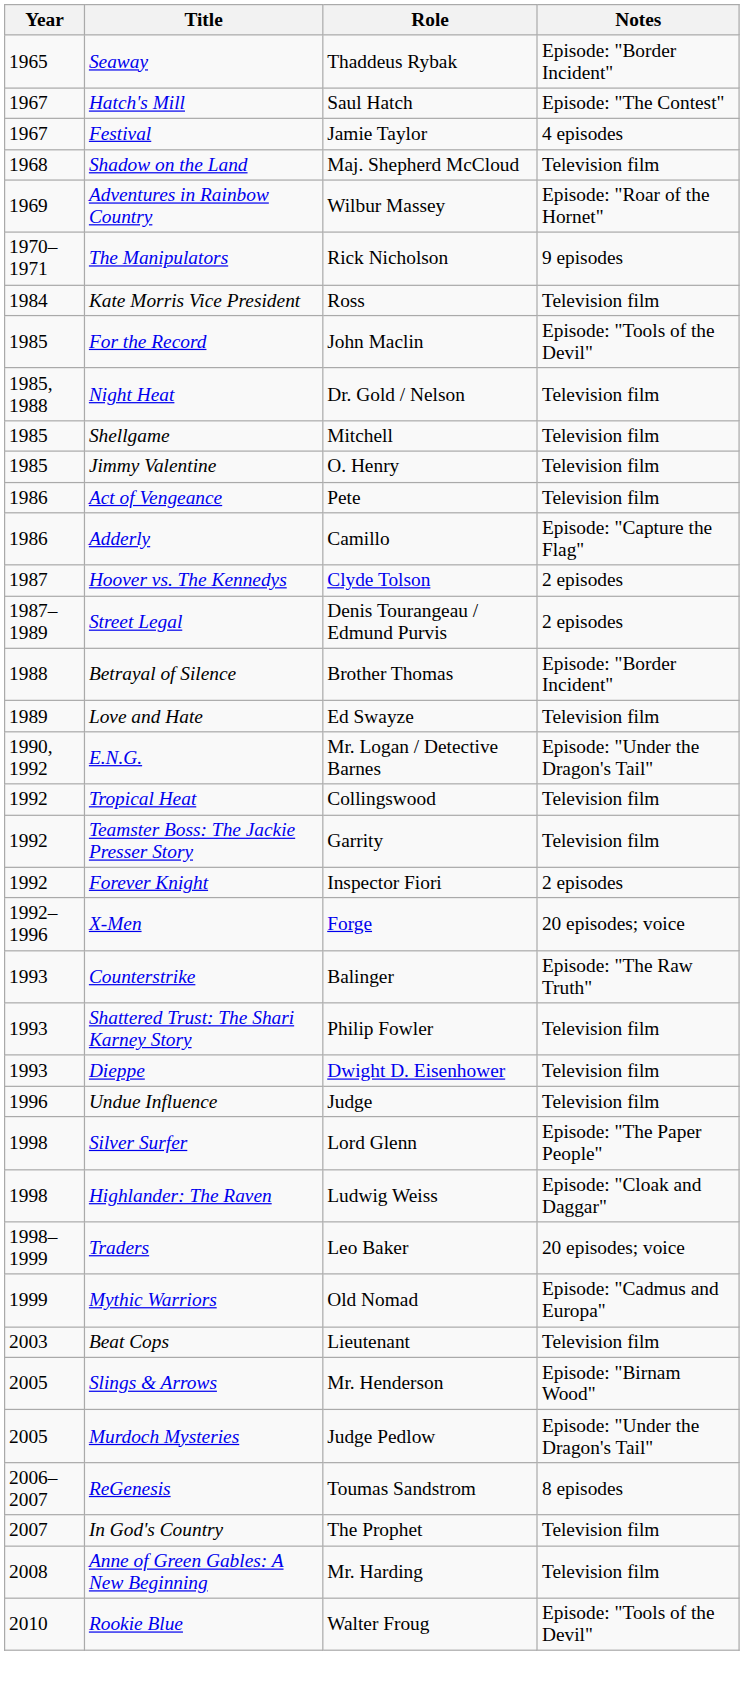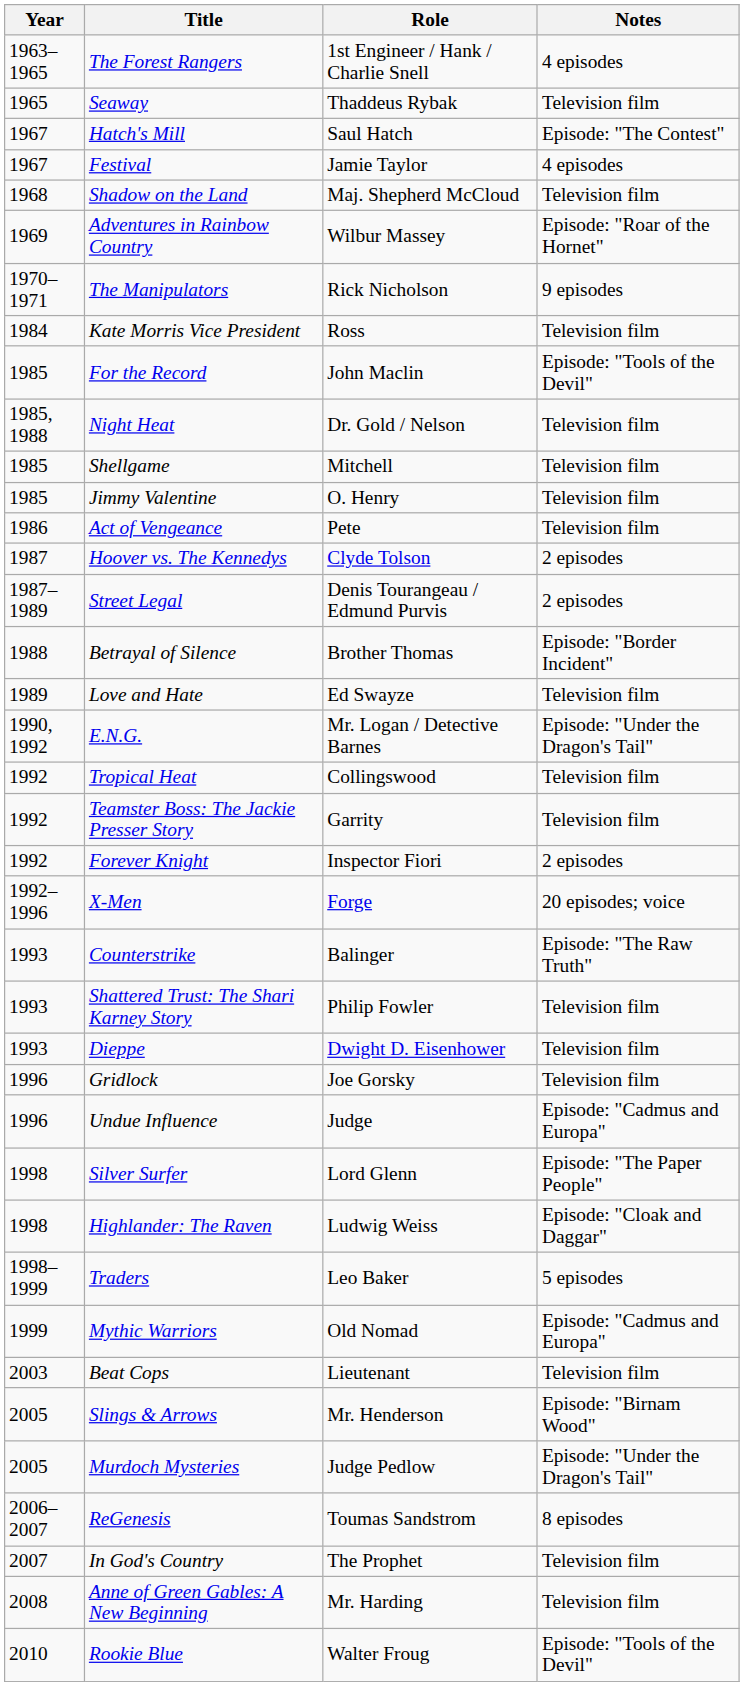+ row: (165, 61)
(609, 61) Episode: "Border Incident" -> (601, 103) Television film
- row: (120, 538)
+ row: (123, 1079)
(601, 1101) Television film -> (630, 1121) Episode: "Cadmus and Europa"
(613, 1247) 20 episodes; voice -> (583, 1278) 5 episodes
